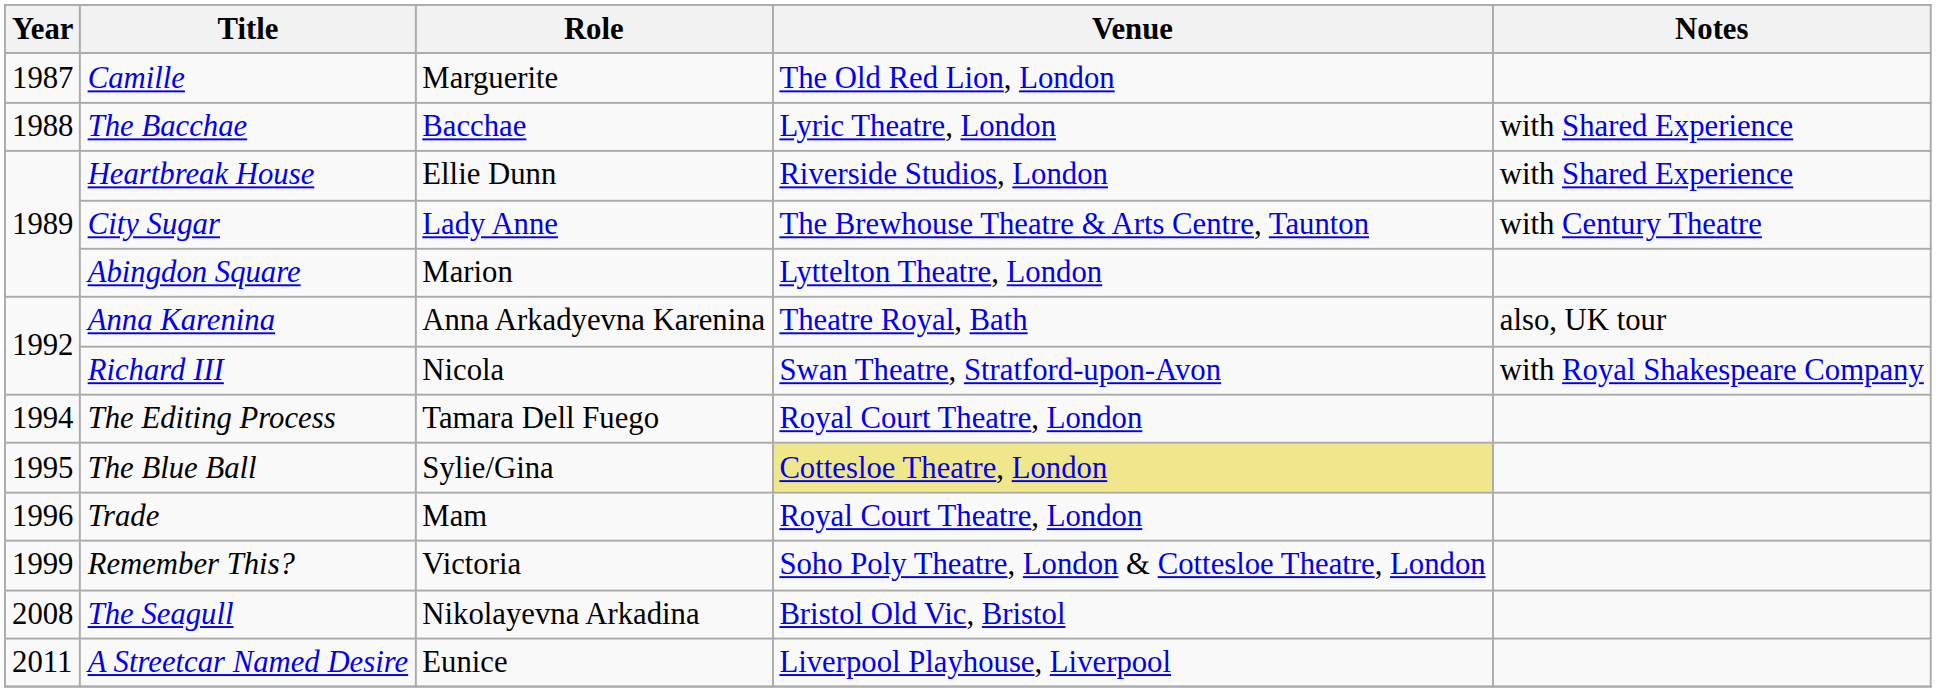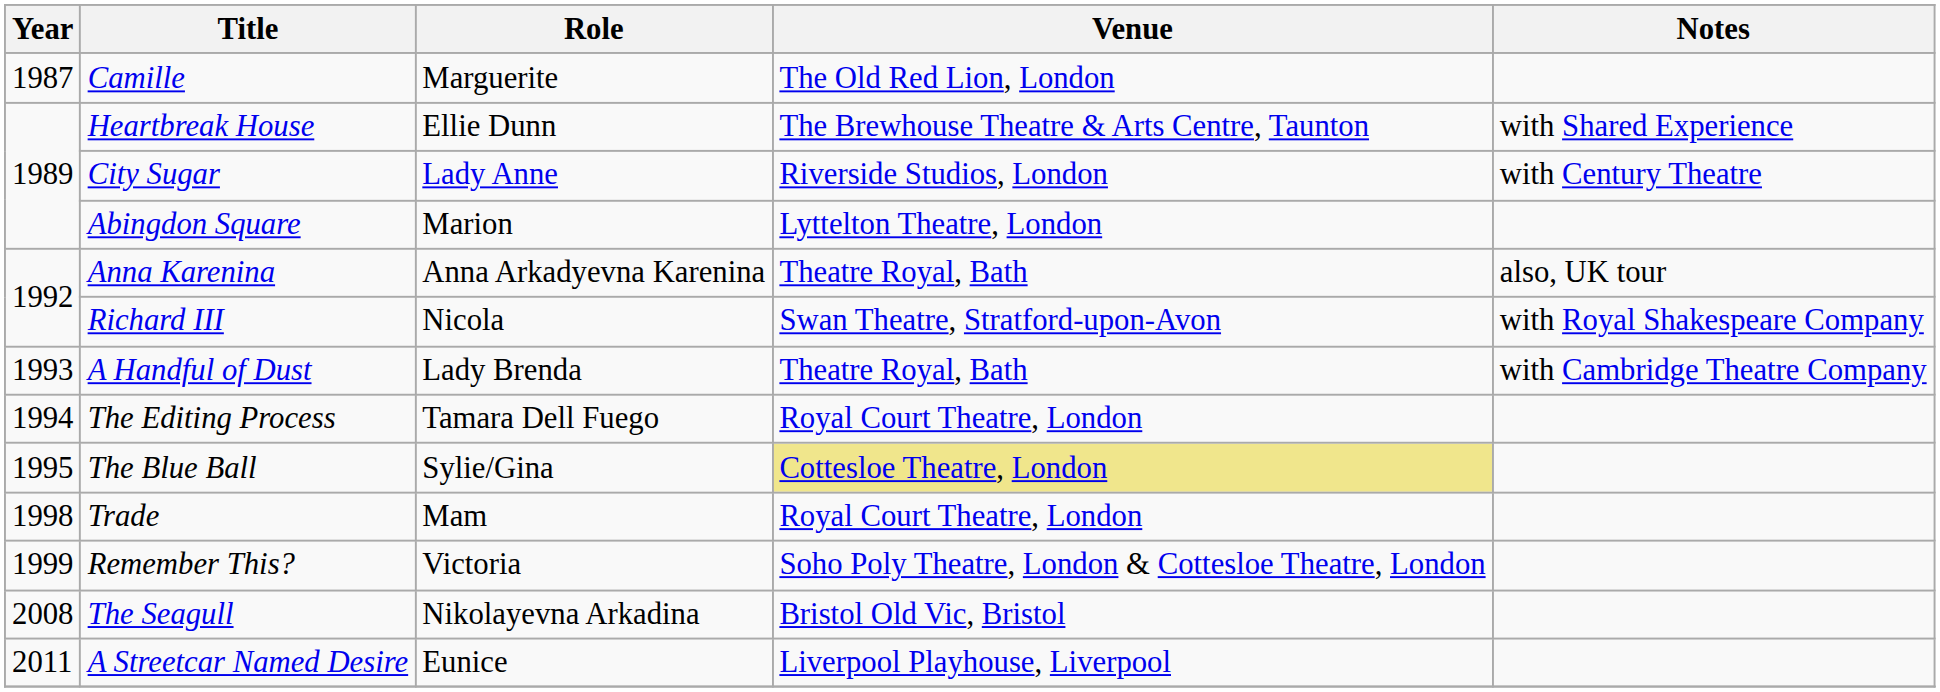- row: (167, 126)
(944, 175) Riverside Studios, London -> (1074, 126) The Brewhouse Theatre & Arts Centre, Taunton
(1074, 223) The Brewhouse Theatre & Arts Centre, Taunton -> (944, 175) Riverside Studios, London
+ row: (200, 369)
(43, 516) 1996 -> (43, 516) 1998
